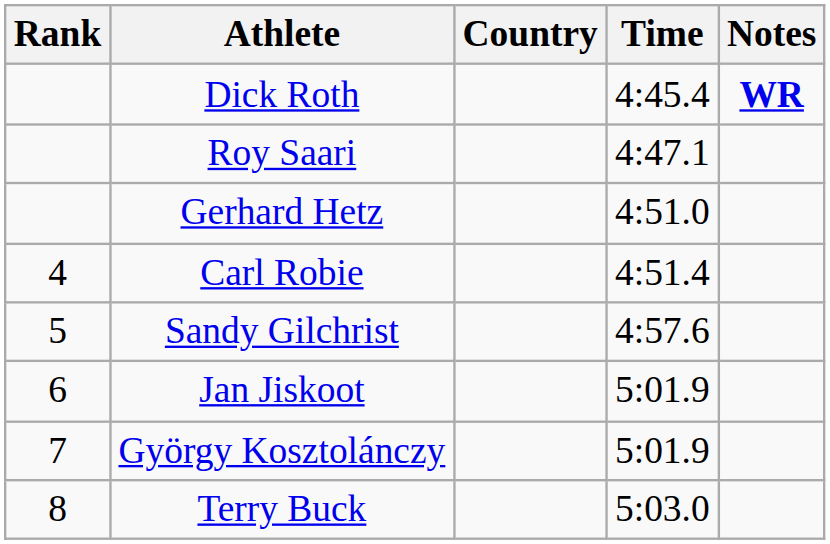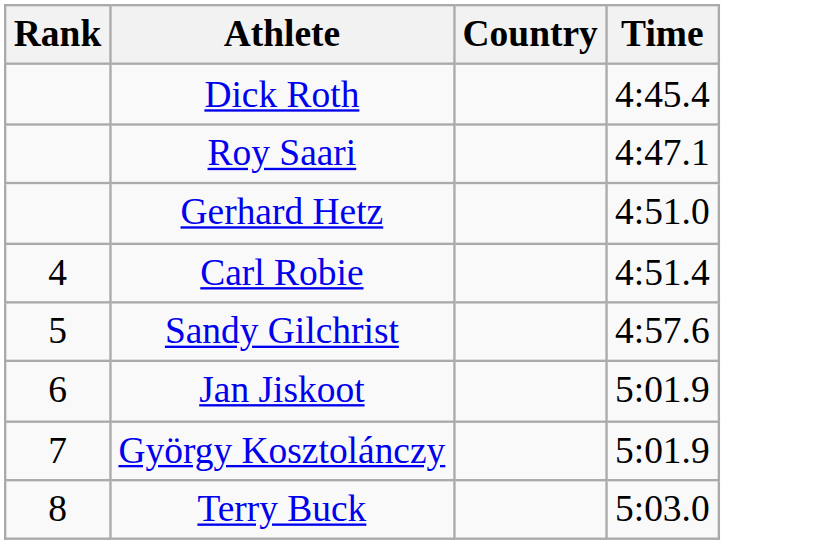- column: (772, 34)
